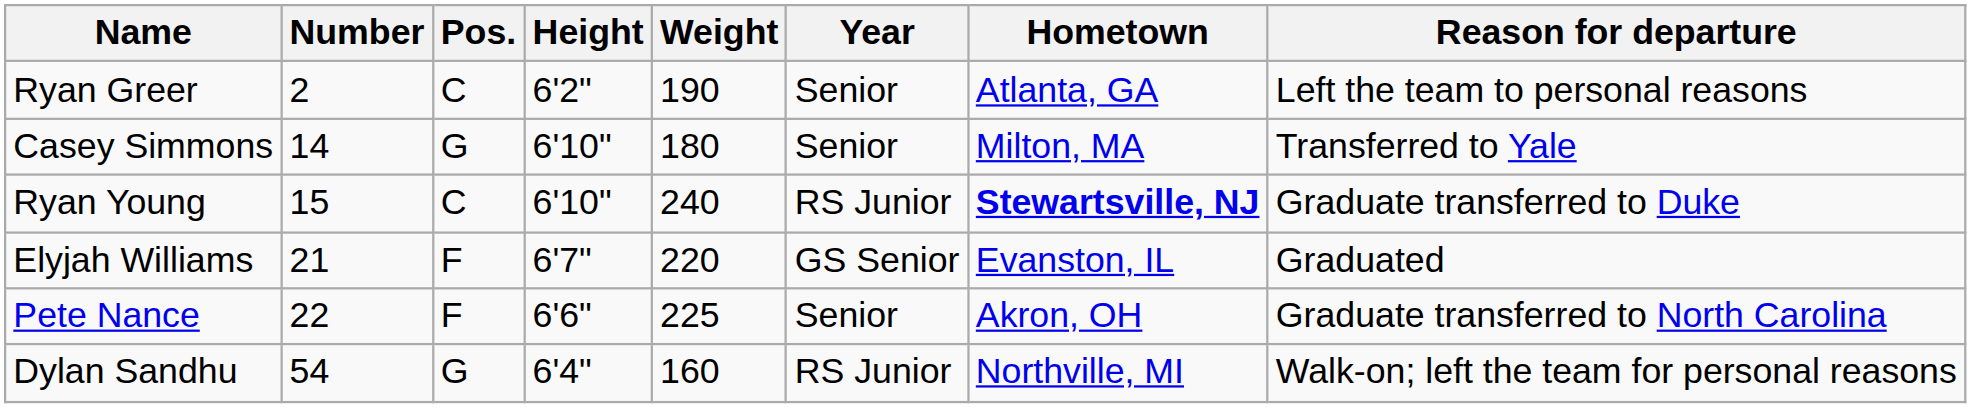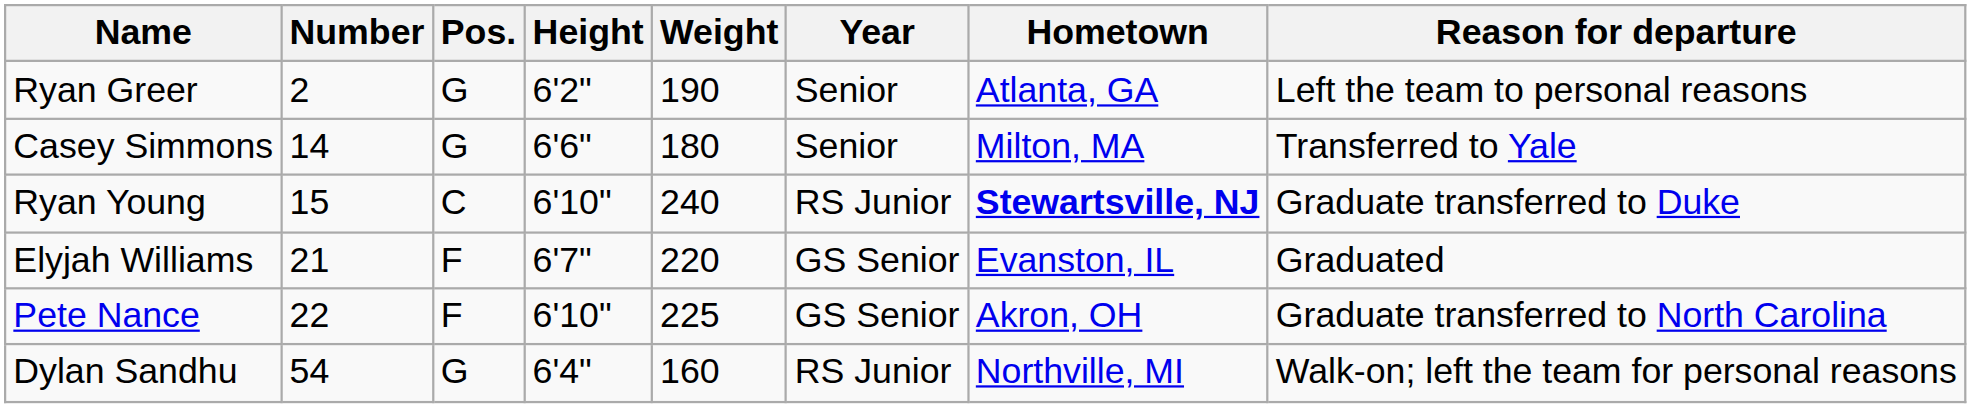(454, 89) C -> (455, 89) G
(572, 145) 6'10" -> (562, 145) 6'6"
(562, 315) 6'6" -> (572, 315) 6'10"
(846, 315) Senior -> (877, 315) GS Senior
